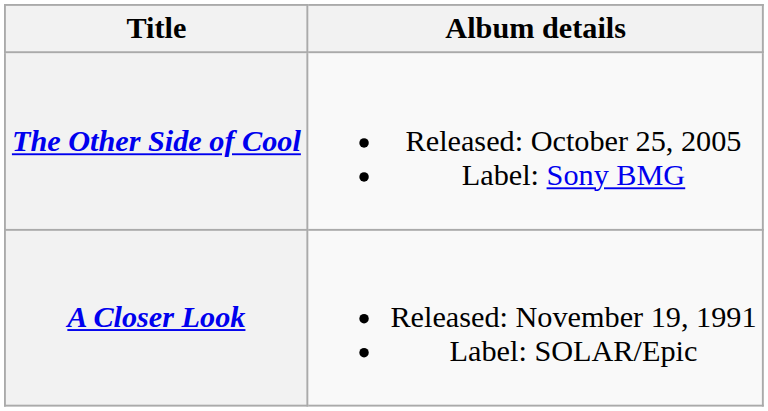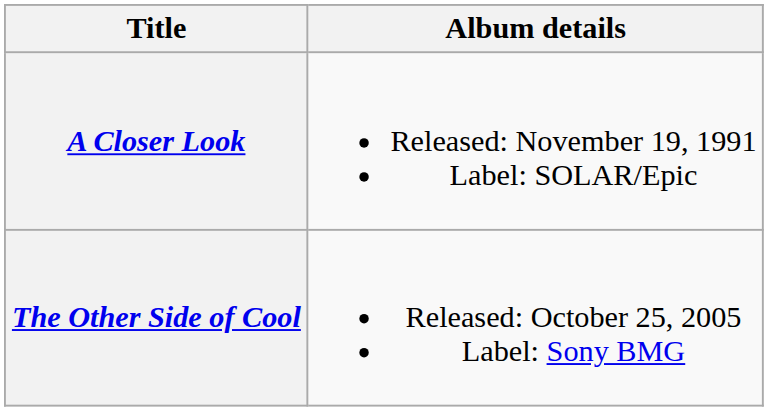rows swapped: (156, 317) <-> (156, 140)
